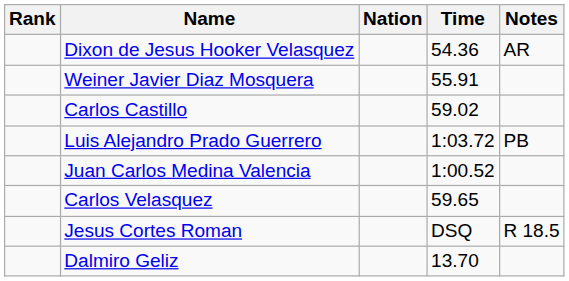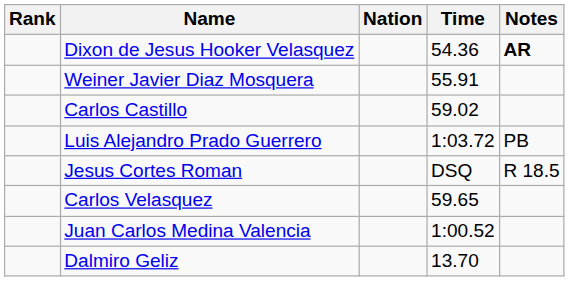(517, 49) normal -> (517, 49) bold
rows swapped: (187, 170) <-> (153, 230)
